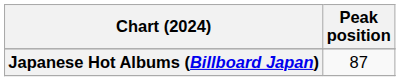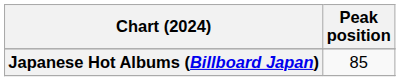(359, 62) 87 -> (359, 62) 85
